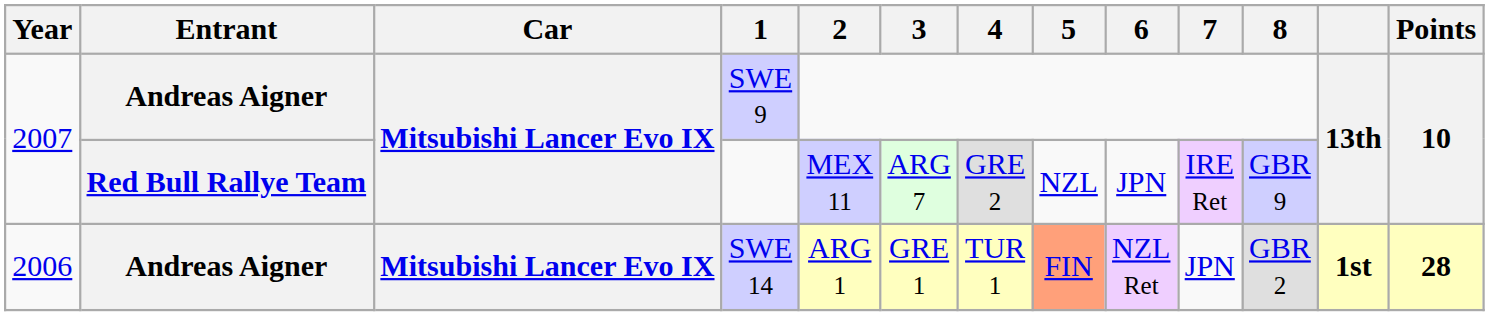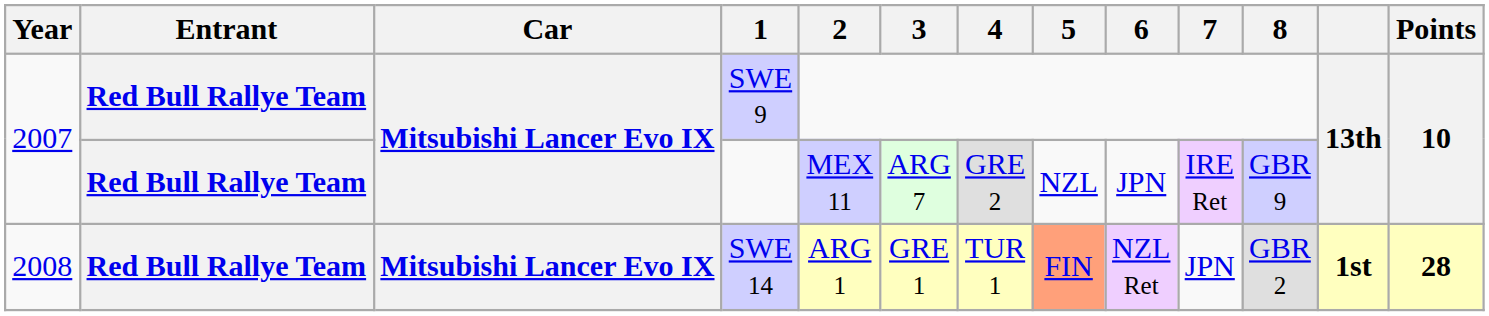(226, 96) Andreas Aigner -> (226, 96) Red Bull Rallye Team
(42, 266) 2006 -> (42, 266) 2008
(226, 266) Andreas Aigner -> (226, 266) Red Bull Rallye Team
